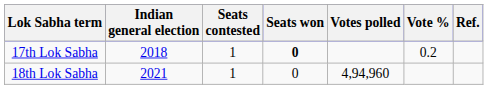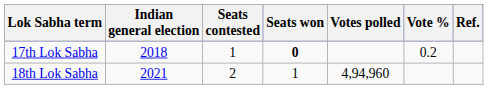(233, 73) 1 -> (233, 73) 2
(295, 73) 0 -> (295, 73) 1
